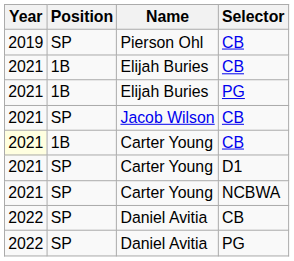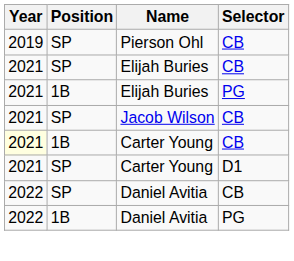(60, 67) 1B -> (61, 67) SP
- row: (167, 192)
(61, 243) SP -> (60, 218) 1B
